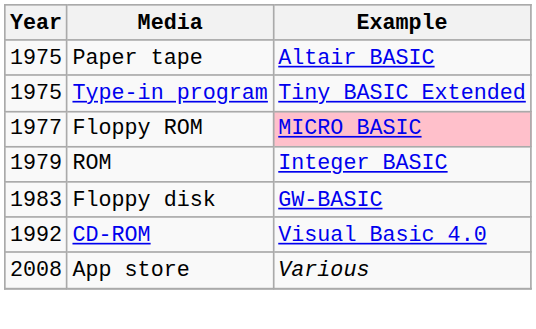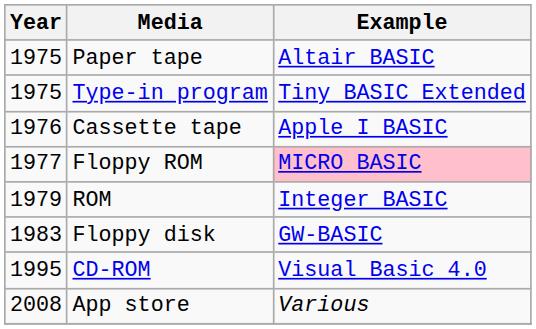+ row: (157, 129)
(36, 235) 1992 -> (36, 270) 1995
